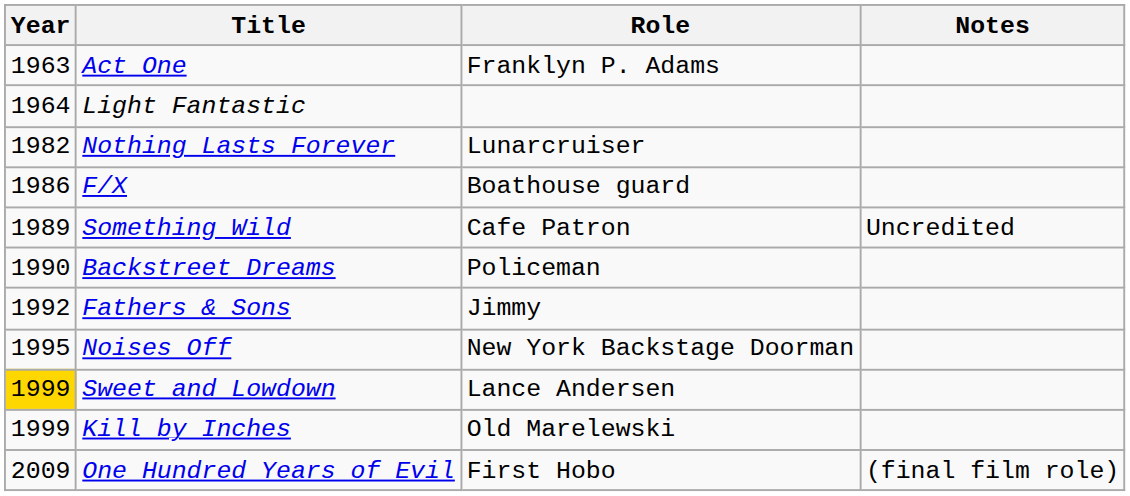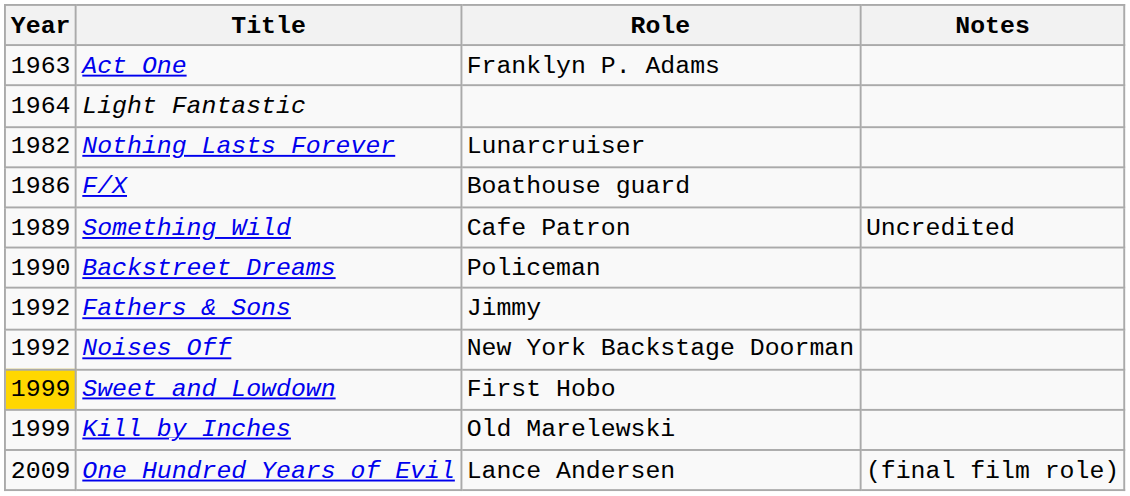(41, 349) 1995 -> (41, 349) 1992
(571, 389) Lance Andersen -> (541, 389) First Hobo
(541, 470) First Hobo -> (571, 470) Lance Andersen
